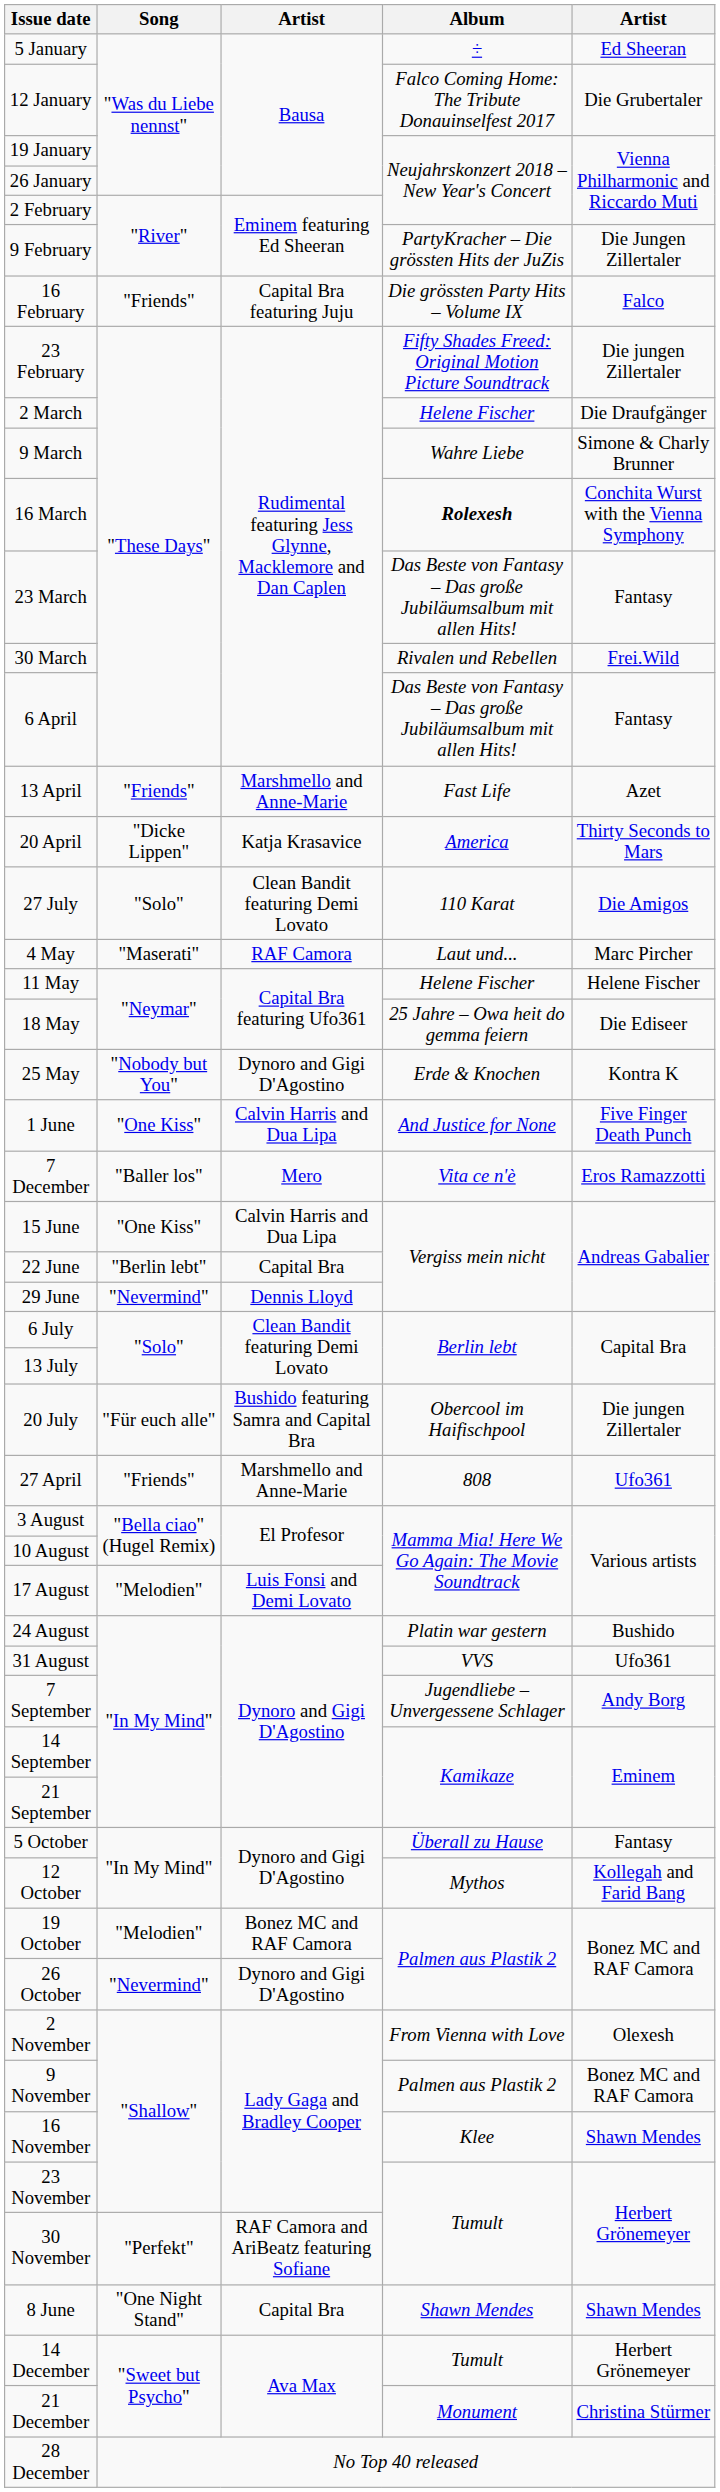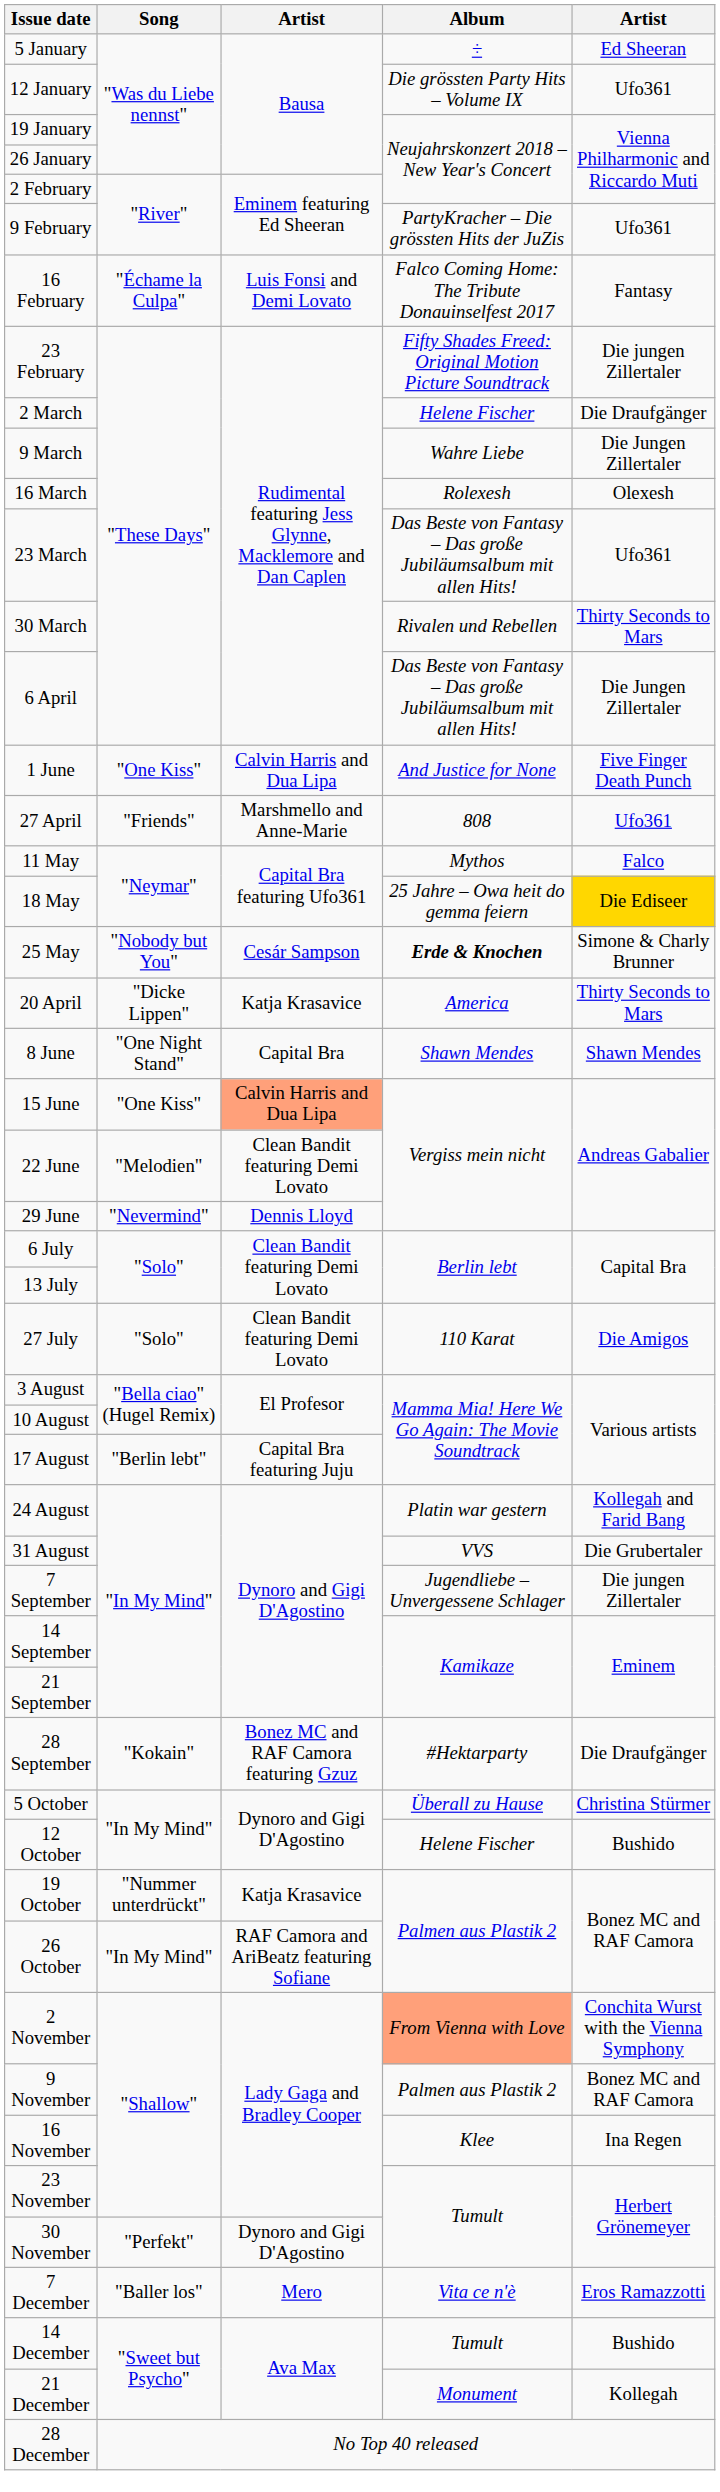(477, 99) Falco Coming Home: The Tribute Donauinselfest 2017 -> (477, 89) Die grössten Party Hits – Volume IX
(643, 99) Die Grubertaler -> (643, 89) Ufo361
(643, 250) Die Jungen Zillertaler -> (643, 229) Ufo361
(159, 300) "Friends" -> (159, 290) "Échame la Culpa"
(302, 300) Capital Bra featuring Juju -> (302, 290) Luis Fonsi and Demi Lovato
(477, 300) Die grössten Party Hits – Volume IX -> (477, 290) Falco Coming Home: The Tribute Donauinselfest 2017
(643, 300) Falco -> (643, 290) Fantasy
(643, 453) Simone & Charly Brunner -> (643, 453) Die Jungen Zillertaler
(477, 514) bold -> (477, 493) normal
(643, 514) Conchita Wurst with the Vienna Symphony -> (643, 493) Olexesh
(643, 596) Fantasy -> (643, 554) Ufo361
(643, 658) Frei.Wild -> (643, 626) Thirty Seconds to Mars
(643, 719) Fantasy -> (643, 698) Die Jungen Zillertaler
- row: (51, 791)
rows swapped: (51, 841) <-> (51, 1125)
rows swapped: (51, 1480) <-> (51, 903)
- row: (51, 953)
(477, 983) Helene Fischer -> (477, 861) Mythos
(643, 983) Helene Fischer -> (643, 861) Falco
(643, 1023) no background -> (643, 901) gold background
(302, 1074) Dynoro and Gigi D'Agostino -> (302, 951) Cesár Sampson
(477, 1074) normal -> (477, 951) bold
(643, 1074) Kontra K -> (643, 951) Simone & Charly Brunner
rows swapped: (51, 2309) <-> (51, 1176)
(302, 1226) no background -> (302, 1104) lightsalmon background
(159, 1267) "Berlin lebt" -> (159, 1165) "Melodien"
(302, 1267) Capital Bra -> (302, 1165) Clean Bandit featuring Demi Lovato
- row: (51, 1419)
(159, 1590) "Melodien" -> (159, 1459) "Berlin lebt"
(302, 1590) Luis Fonsi and Demi Lovato -> (302, 1459) Capital Bra featuring Juju
(643, 1630) Bushido -> (643, 1510) Kollegah and Farid Bang
(643, 1660) Ufo361 -> (643, 1550) Die Grubertaler
(643, 1700) Andy Borg -> (643, 1590) Die jungen Zillertaler
+ row: (51, 1753)
(643, 1842) Fantasy -> (643, 1804) Christina Stürmer
(477, 1882) Mythos -> (477, 1844) Helene Fischer
(643, 1882) Kollegah and Farid Bang -> (643, 1844) Bushido
(159, 1933) "Melodien" -> (159, 1895) "Nummer unterdrückt"
(302, 1933) Bonez MC and RAF Camora -> (302, 1895) Katja Krasavice
(159, 1984) "Nevermind" -> (159, 1956) "In My Mind"
(302, 1984) Dynoro and Gigi D'Agostino -> (302, 1956) RAF Camora and AriBeatz featuring Sofiane
(477, 2034) no background -> (477, 2028) lightsalmon background
(643, 2034) Olexesh -> (643, 2028) Conchita Wurst with the Vienna Symphony
(643, 2136) Shawn Mendes -> (643, 2140) Ina Regen
(302, 2248) RAF Camora and AriBeatz featuring Sofiane -> (302, 2241) Dynoro and Gigi D'Agostino
(643, 2360) Herbert Grönemeyer -> (643, 2343) Bushido
(643, 2411) Christina Stürmer -> (643, 2394) Kollegah
